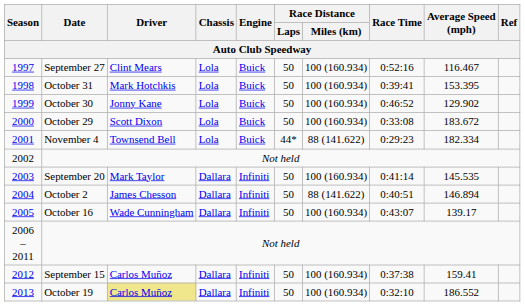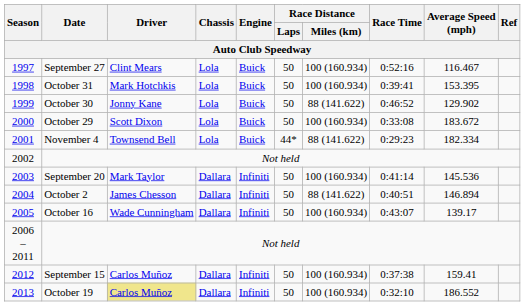(336, 103) 100 (160.934) -> (336, 103) 88 (141.622)
(461, 176) 145.535 -> (461, 176) 145.536
